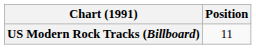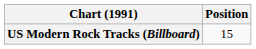(227, 34) 11 -> (227, 34) 15
